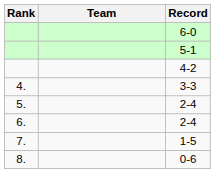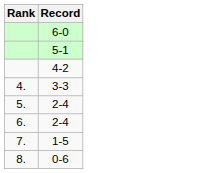- column: (102, 13)
